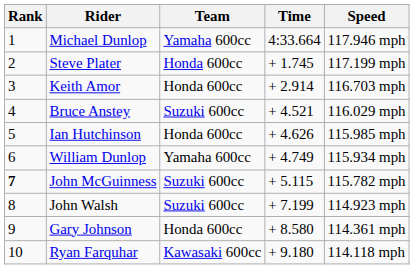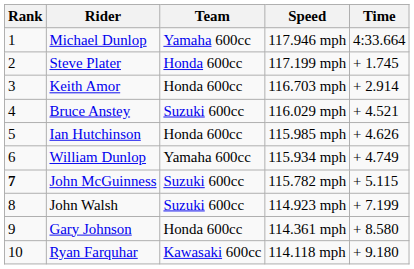columns swapped: (294, 16) <-> (367, 16)
